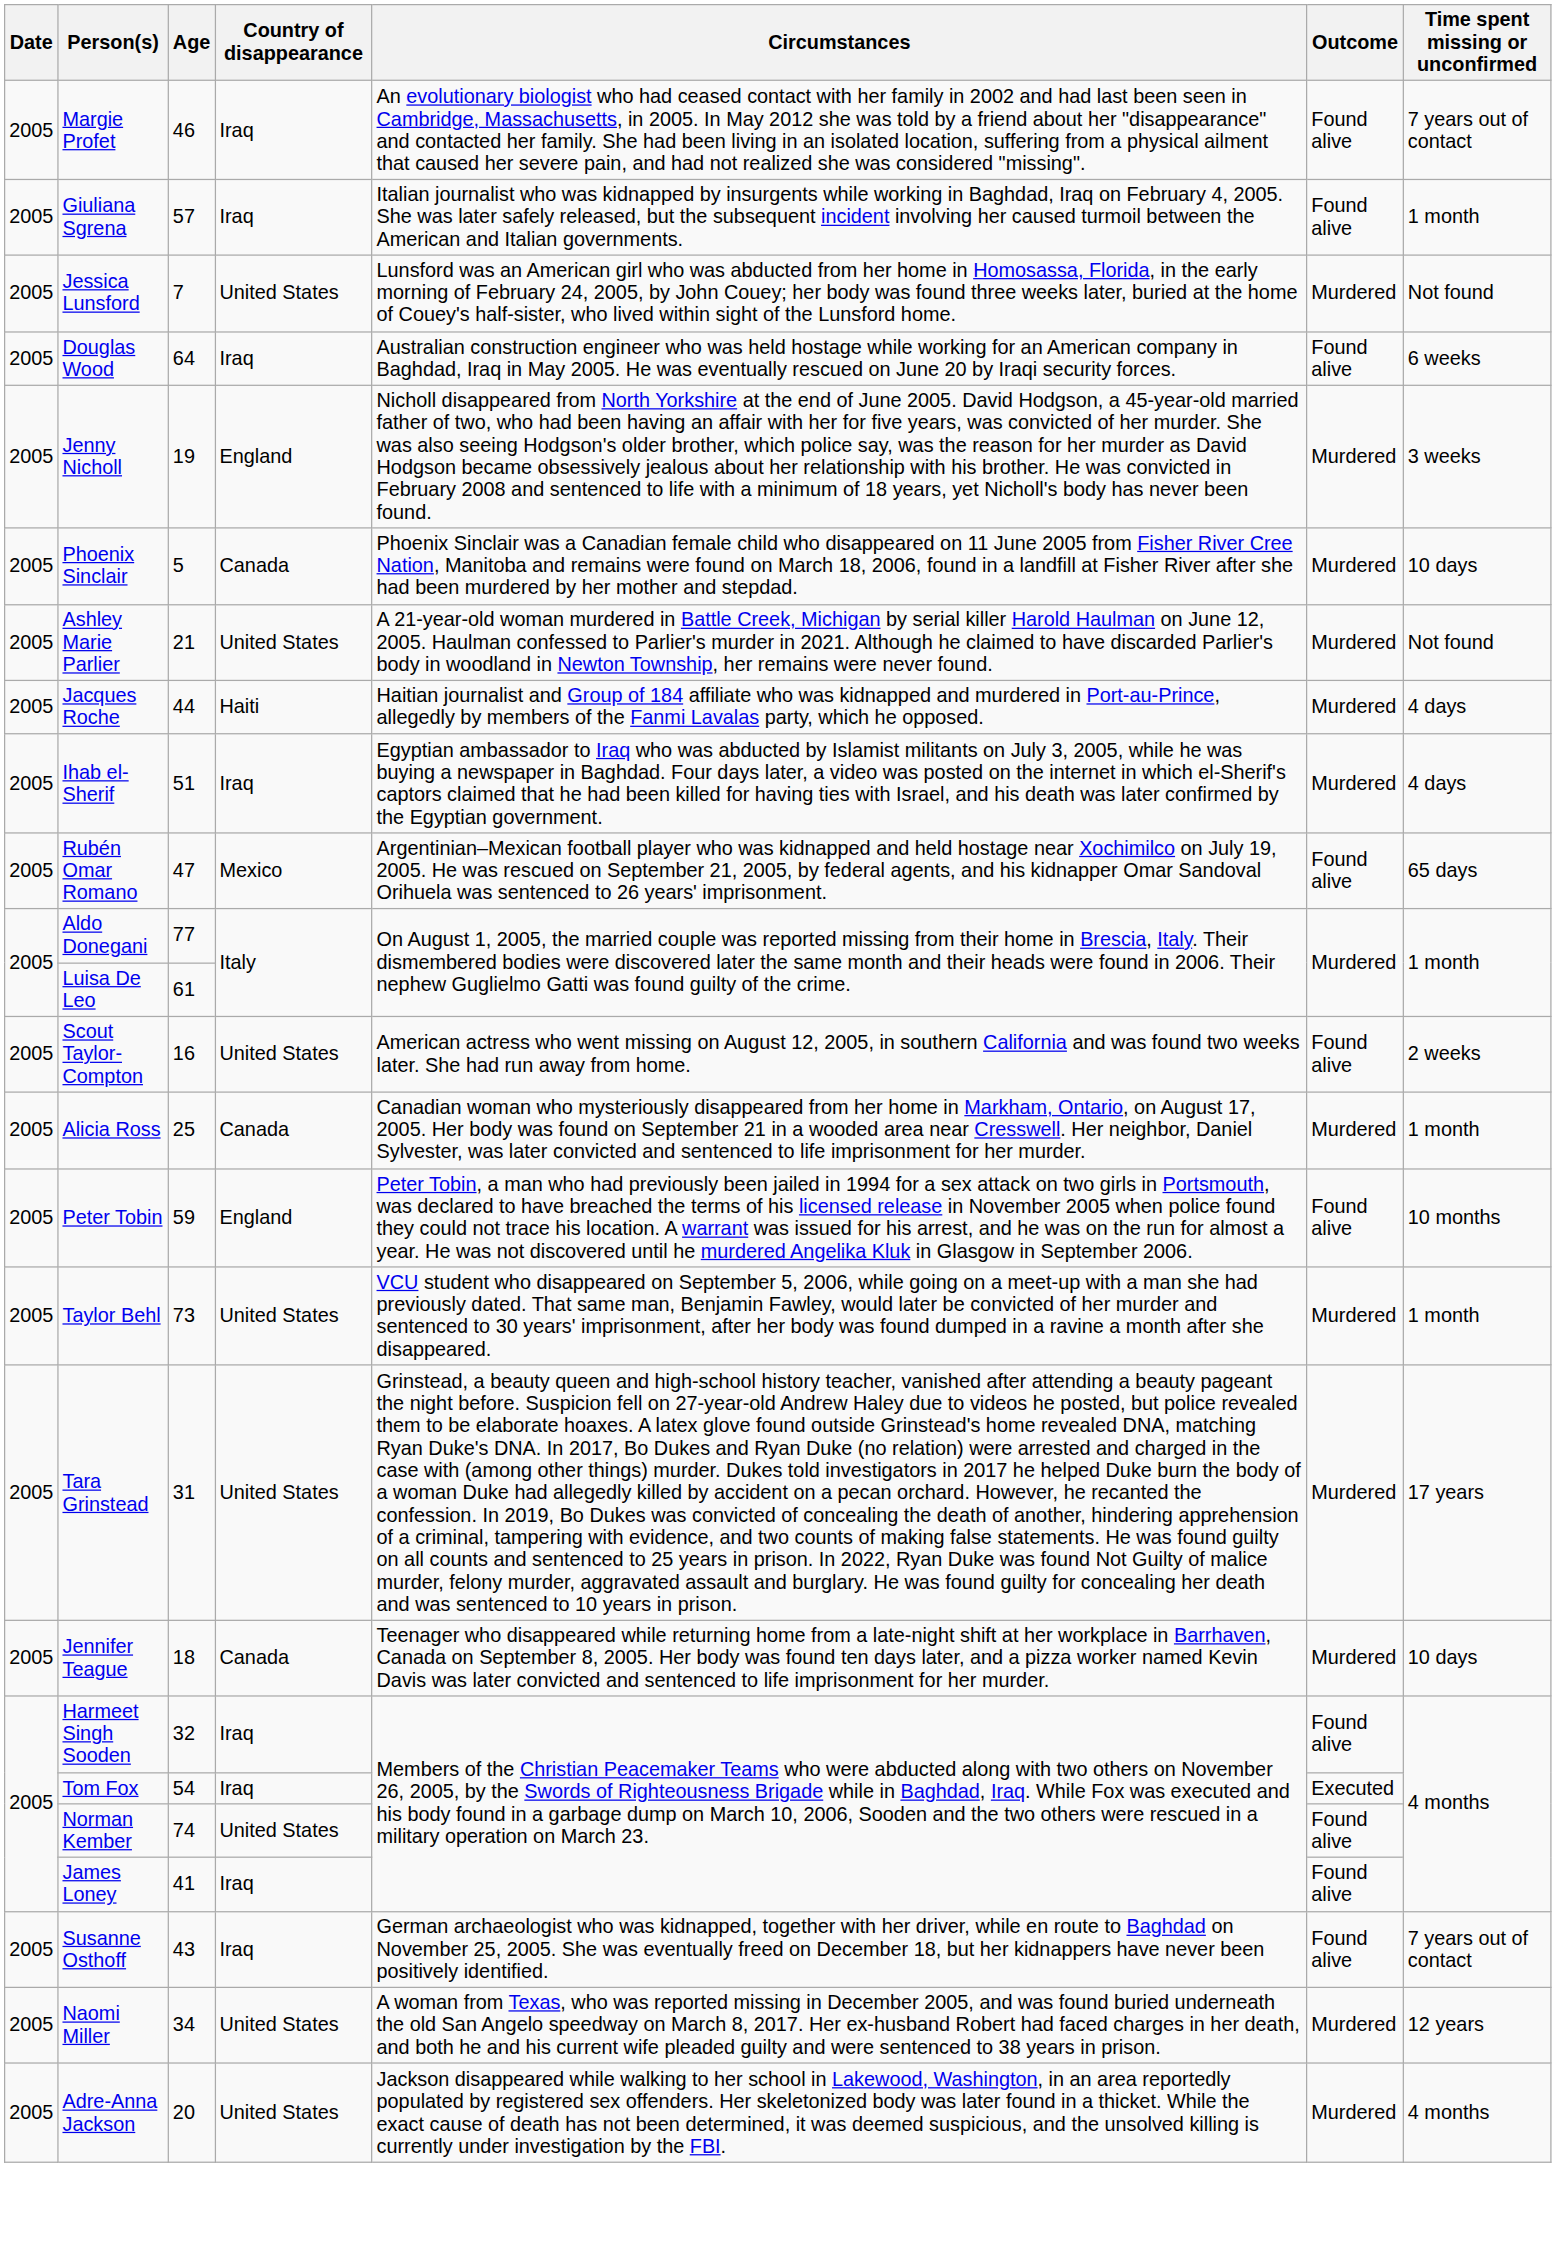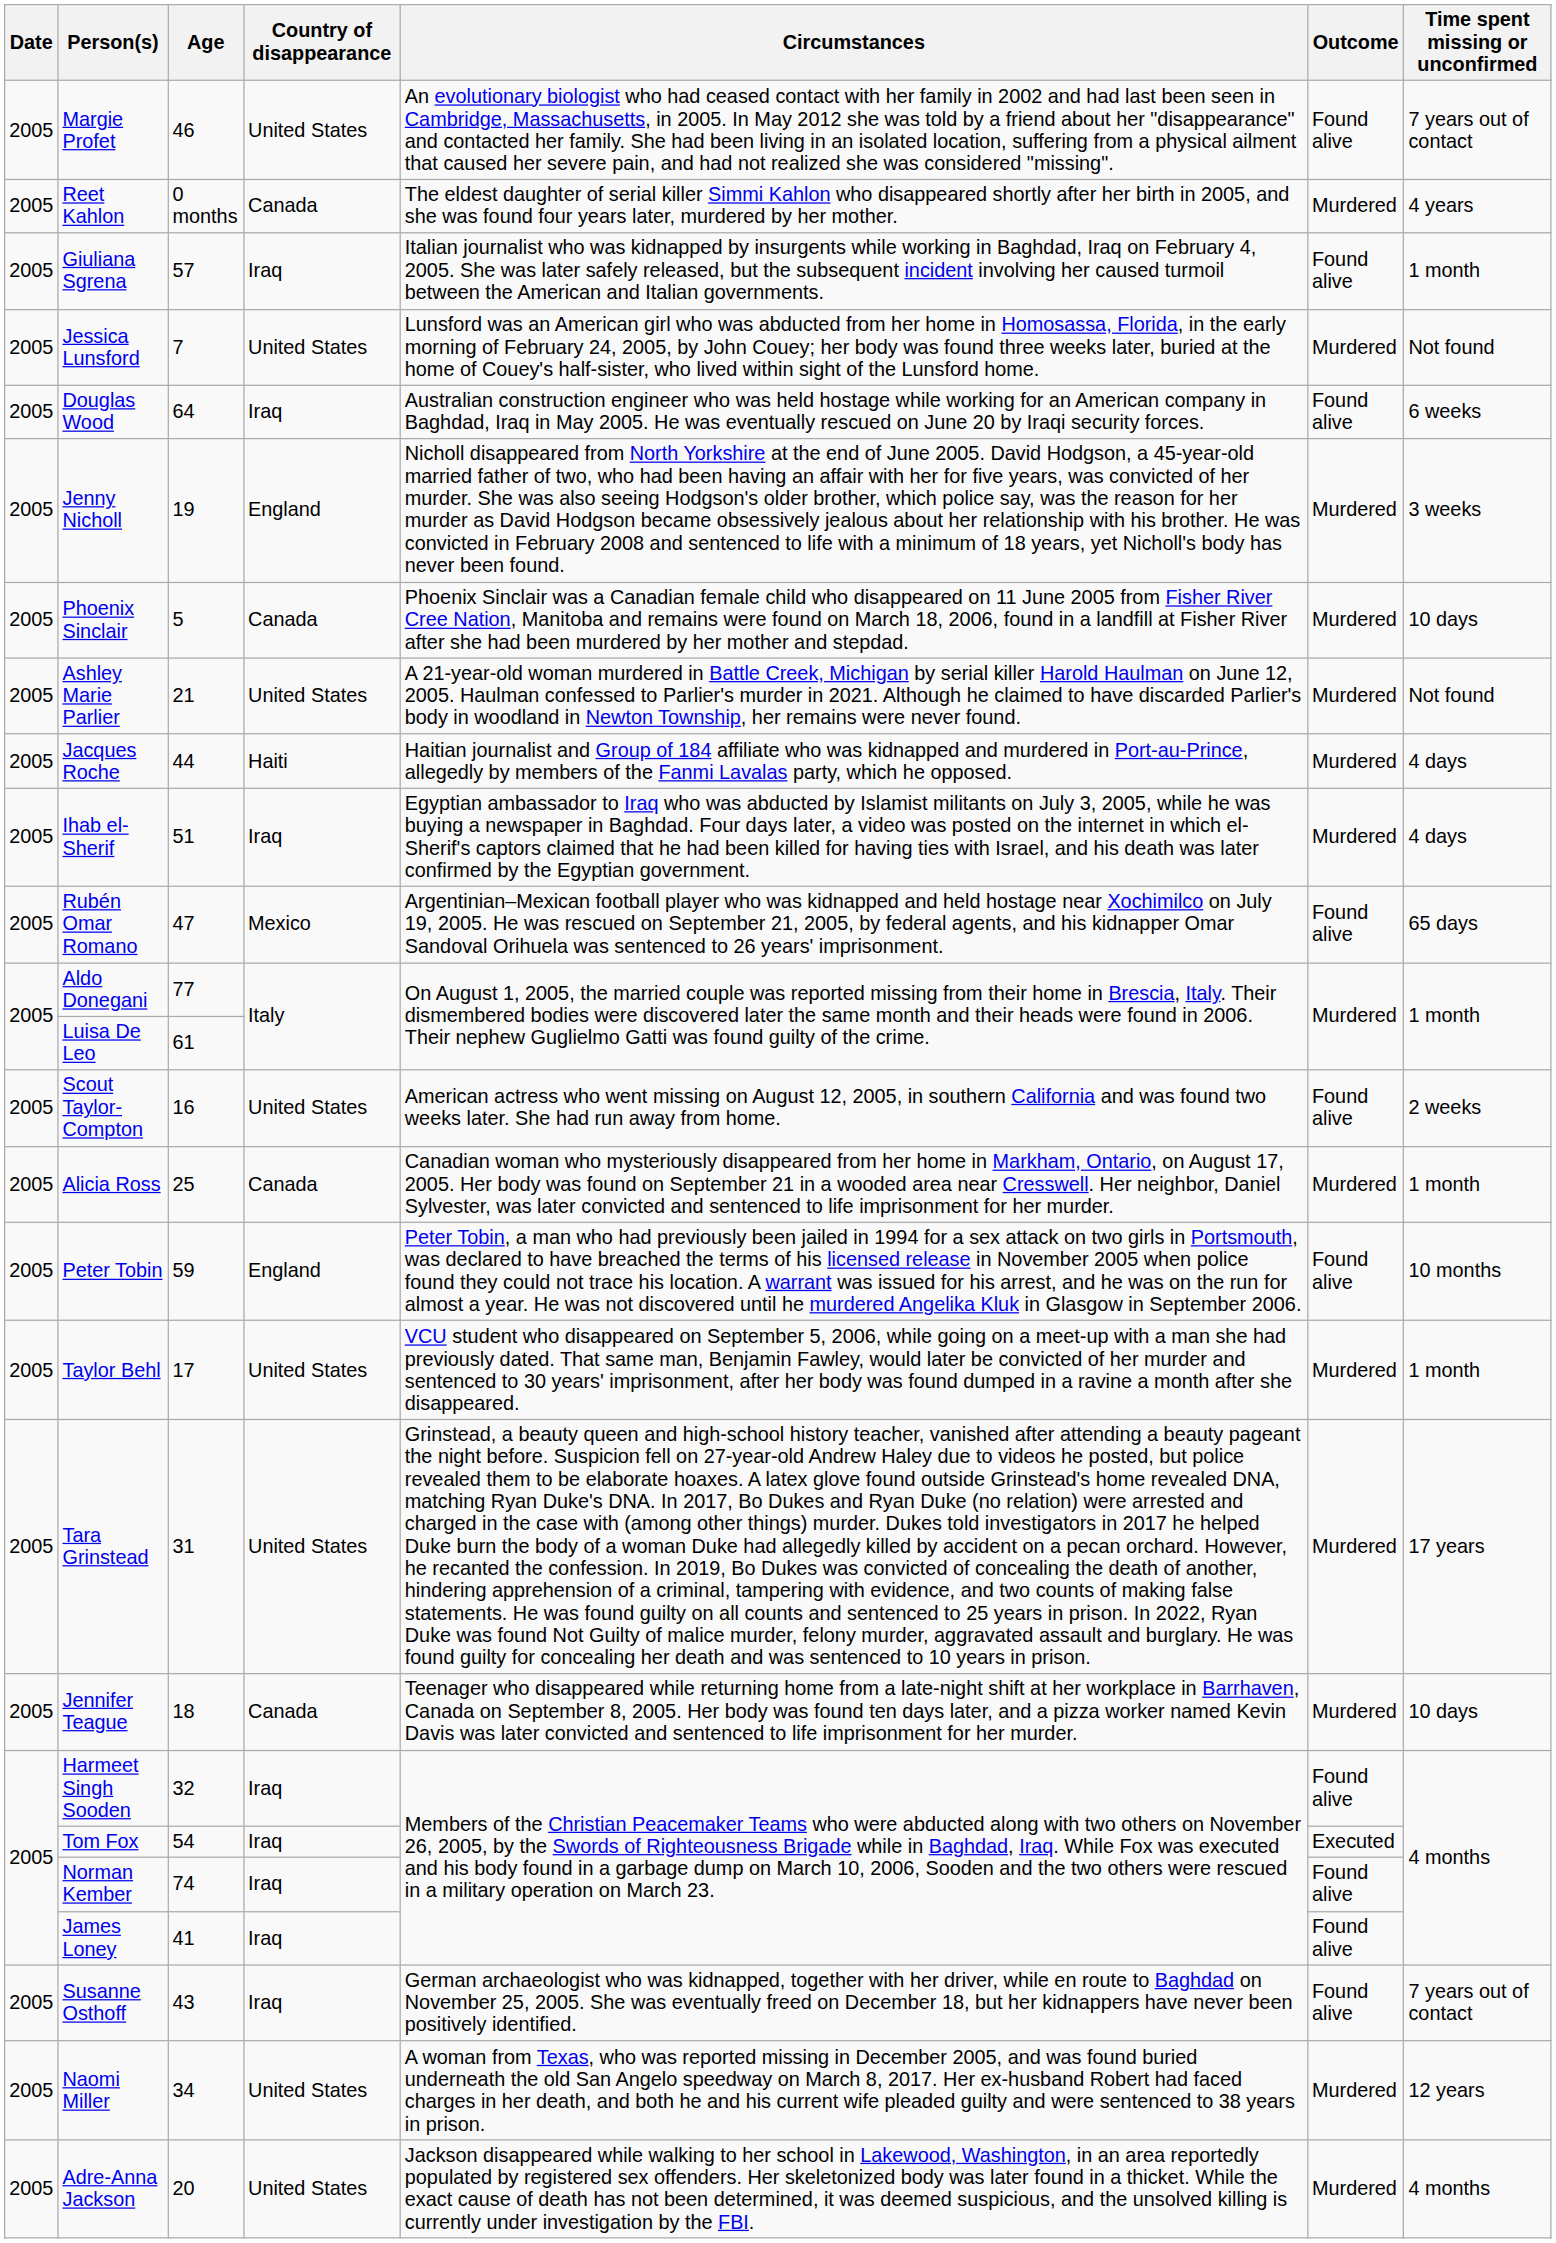(237, 129) Iraq -> (308, 129) United States
+ row: (93, 205)
(184, 1316) 73 -> (184, 1369) 17
(279, 1830) United States -> (265, 1884) Iraq
